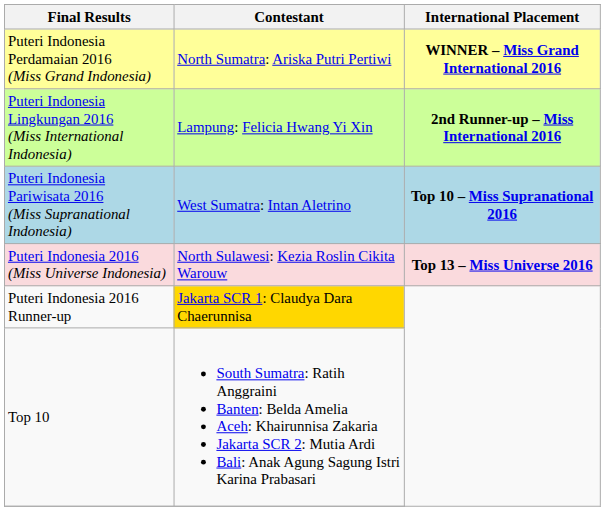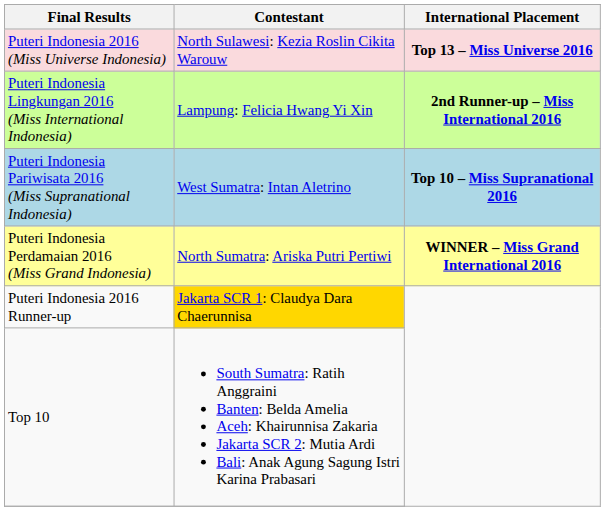rows swapped: (87, 265) <-> (79, 59)
